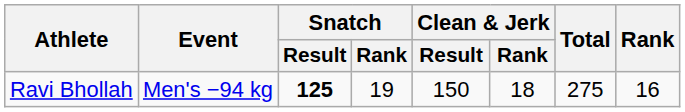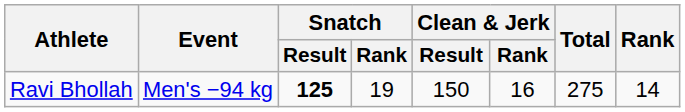(522, 90) 18 -> (522, 90) 16
(648, 90) 16 -> (648, 90) 14
